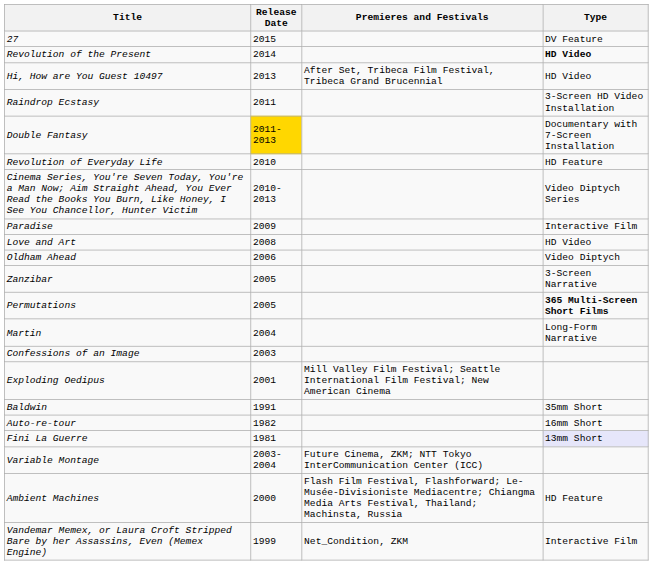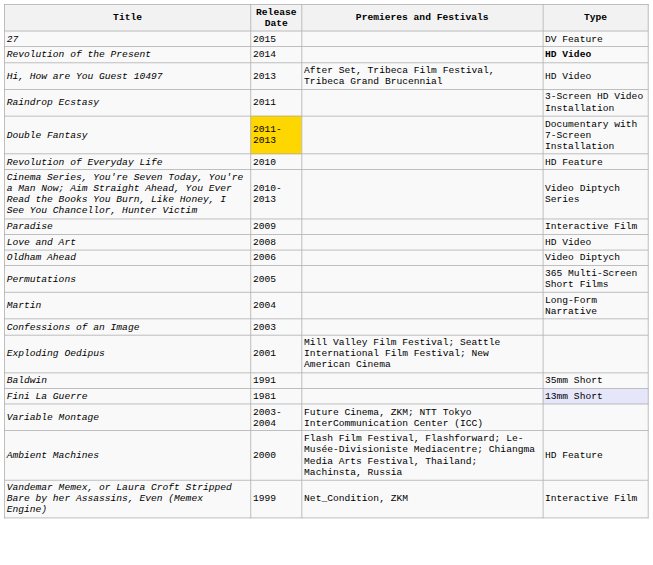- row: (30, 279)
(591, 306) bold -> (591, 279) normal
- row: (41, 423)
